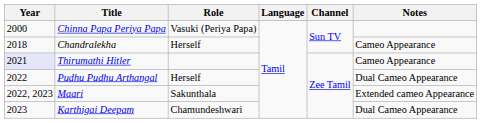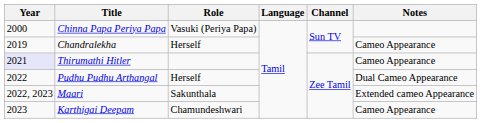(17, 45) 2018 -> (17, 45) 2019
(406, 110) Dual Cameo Appearance -> (395, 110) Cameo Appearance
